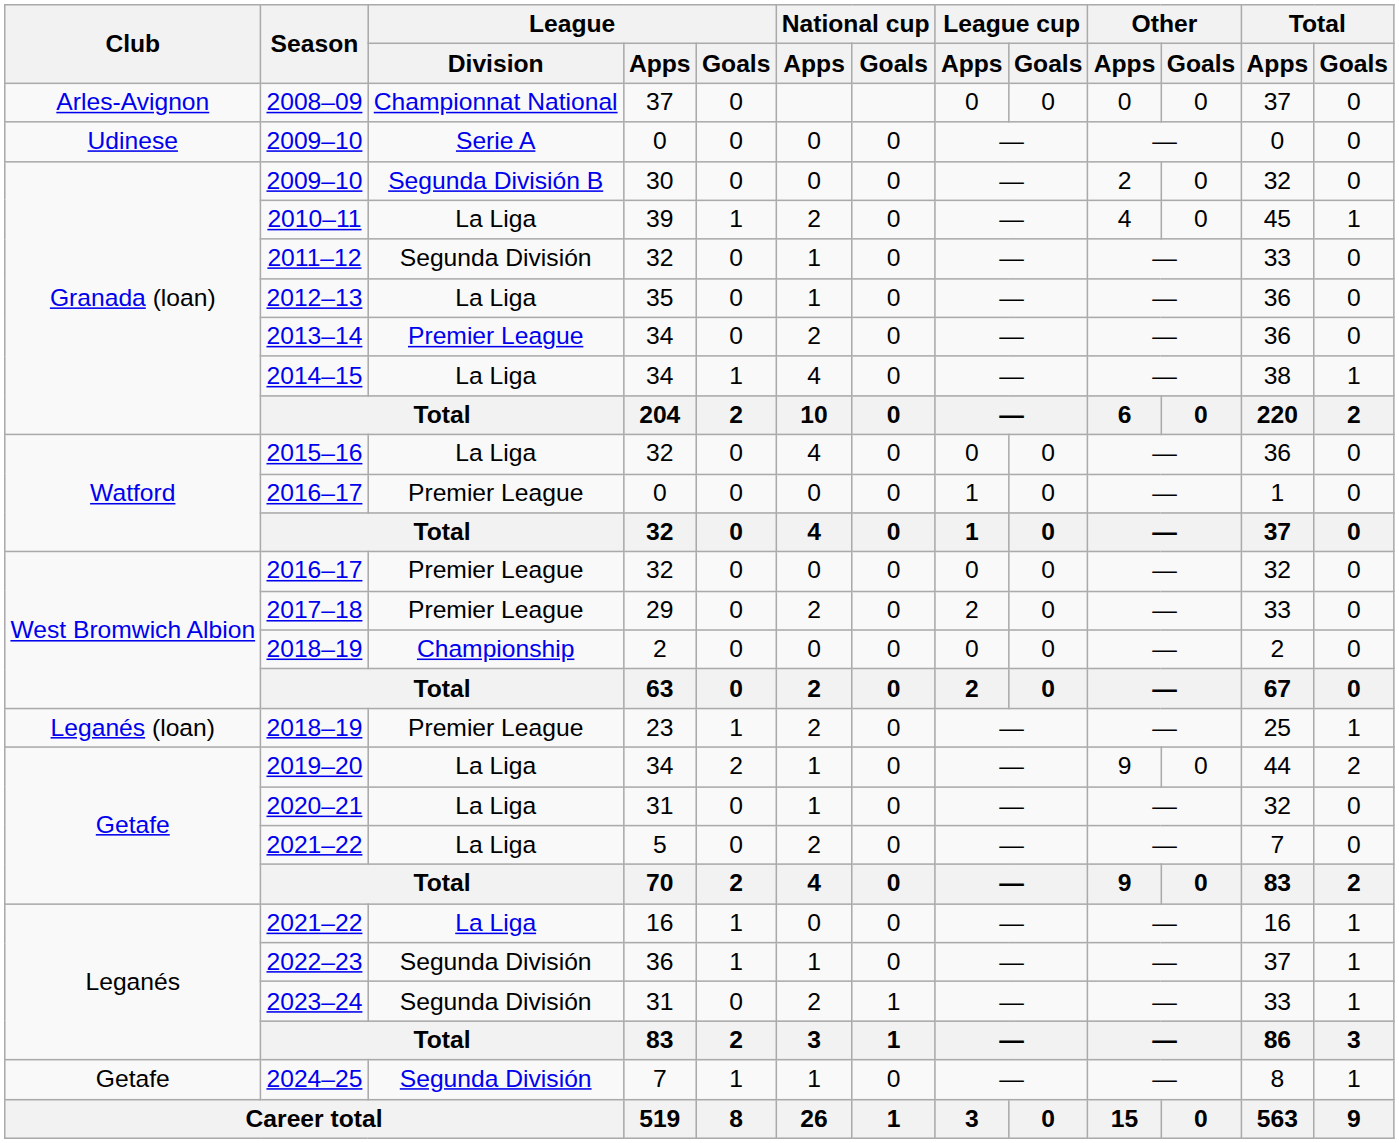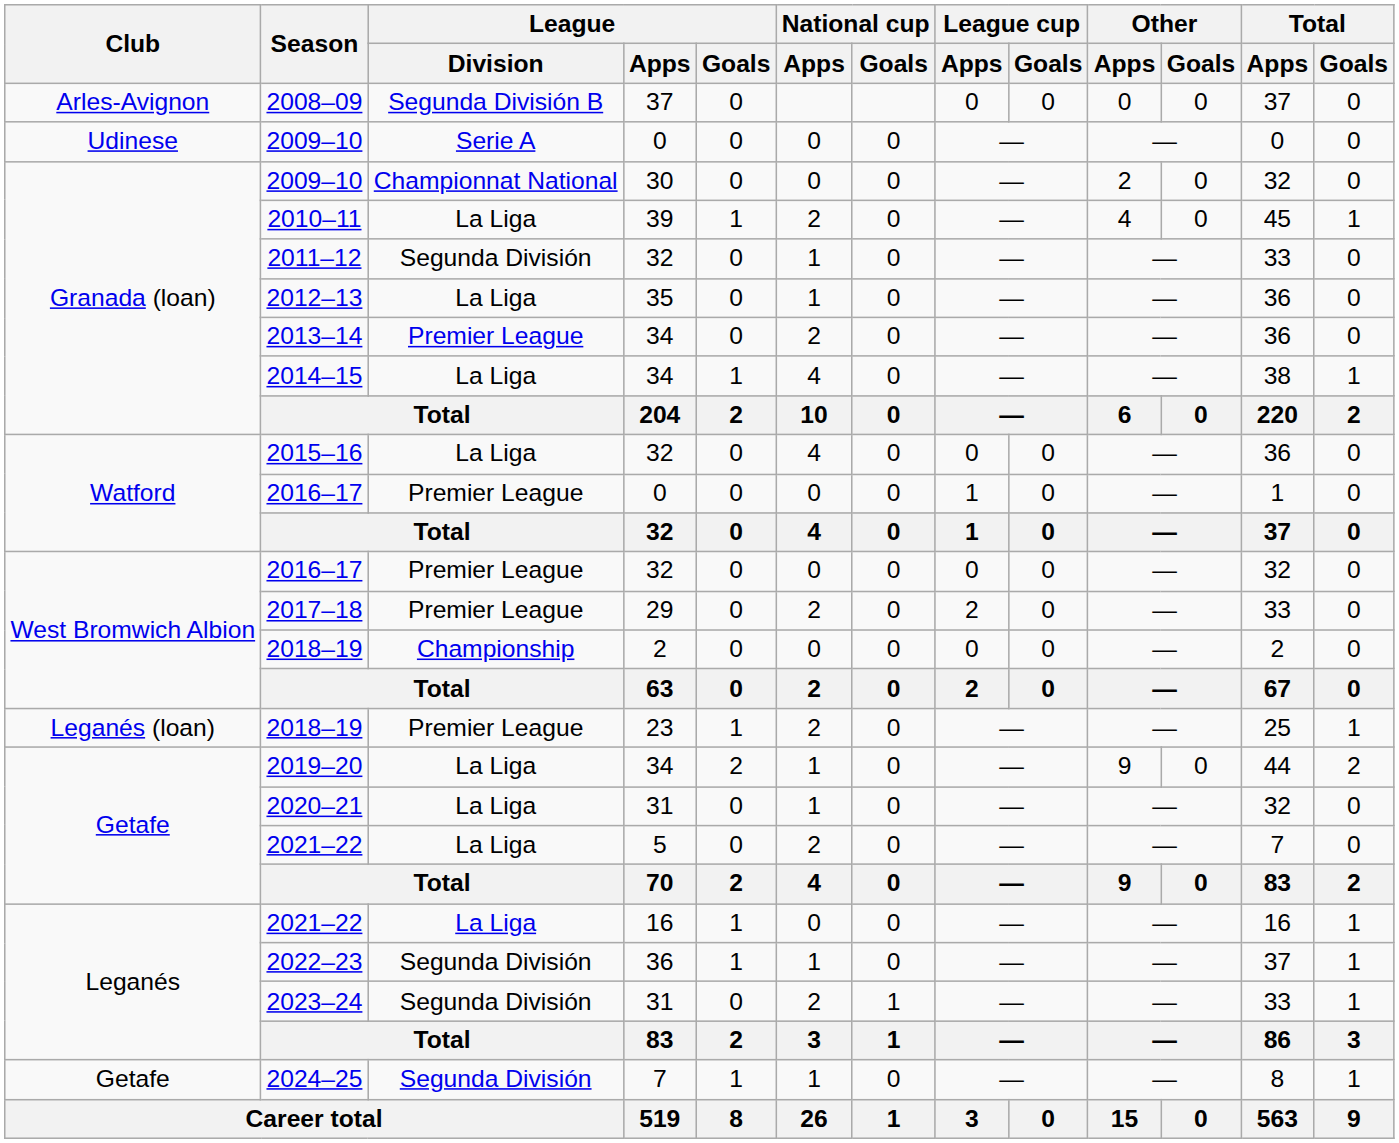(496, 102) Championnat National -> (496, 102) Segunda División B
(496, 180) Segunda División B -> (496, 180) Championnat National
